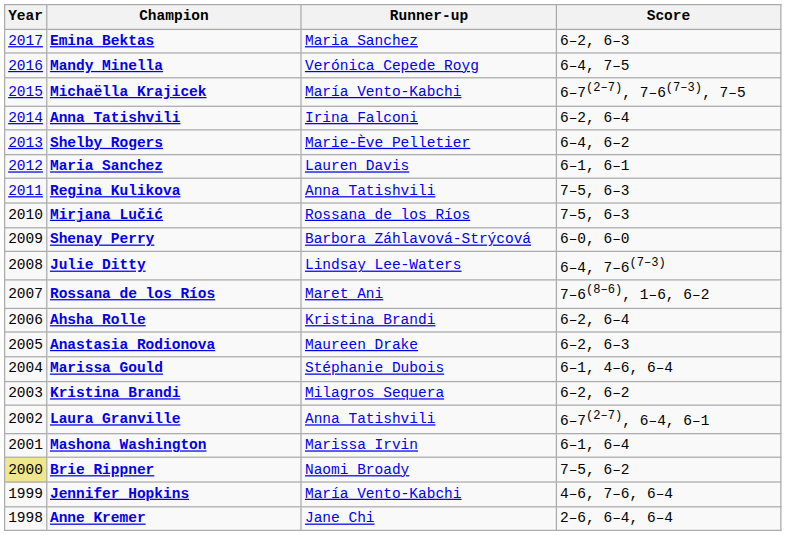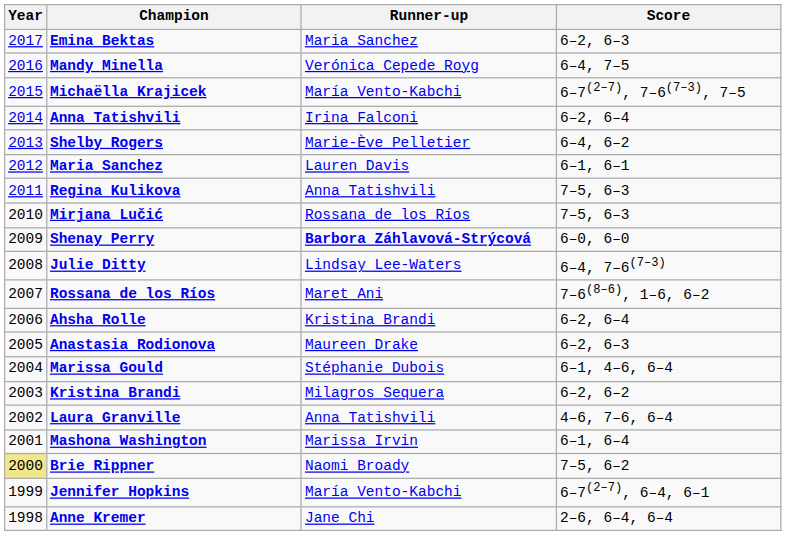(418, 239) normal -> (418, 239) bold
(635, 419) 6–7(2–7), 6–4, 6–1 -> (617, 417) 4–6, 7–6, 6–4
(617, 494) 4–6, 7–6, 6–4 -> (635, 492) 6–7(2–7), 6–4, 6–1
